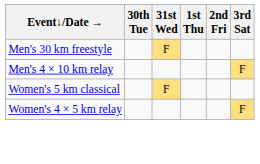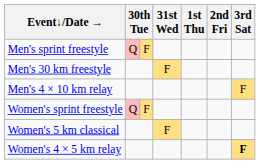+ row: (58, 49)
+ row: (65, 109)
(242, 109) normal -> (243, 149) bold
